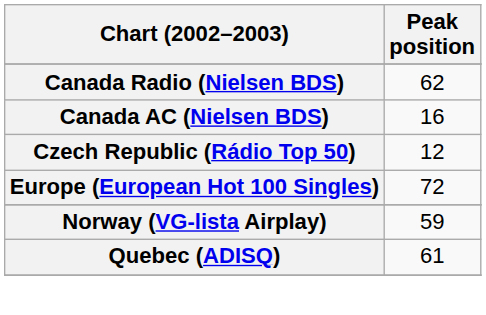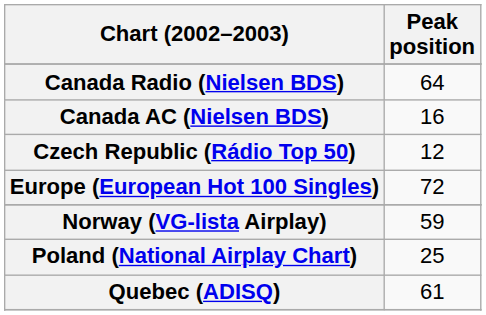(432, 81) 62 -> (432, 81) 64
+ row: (194, 256)
